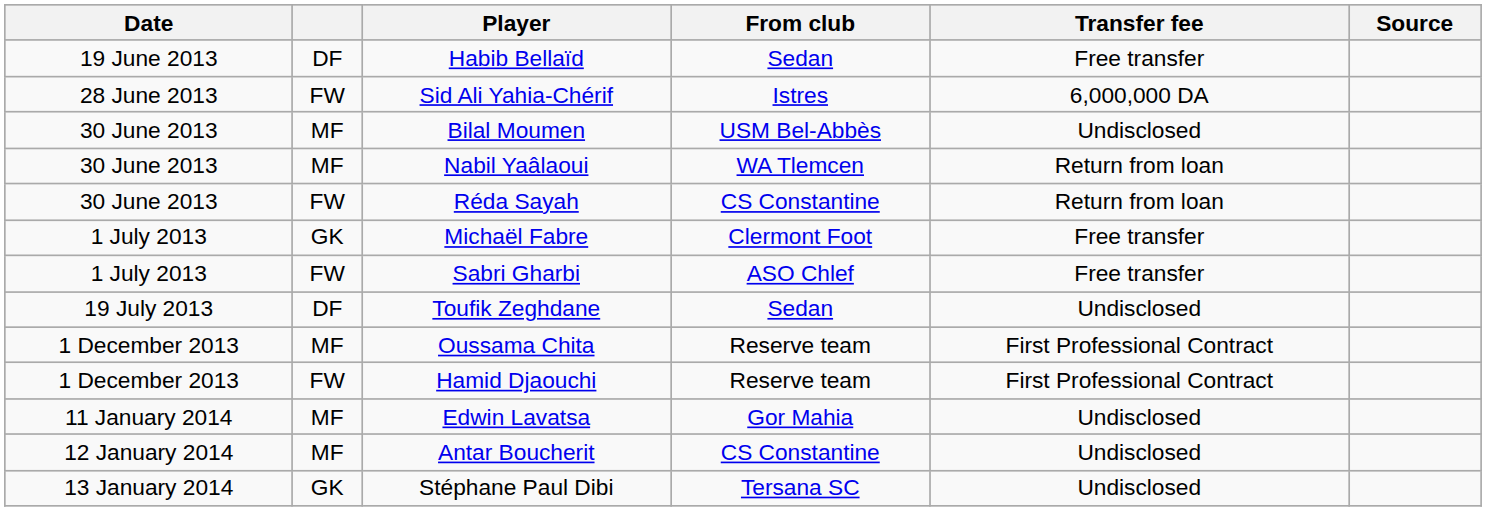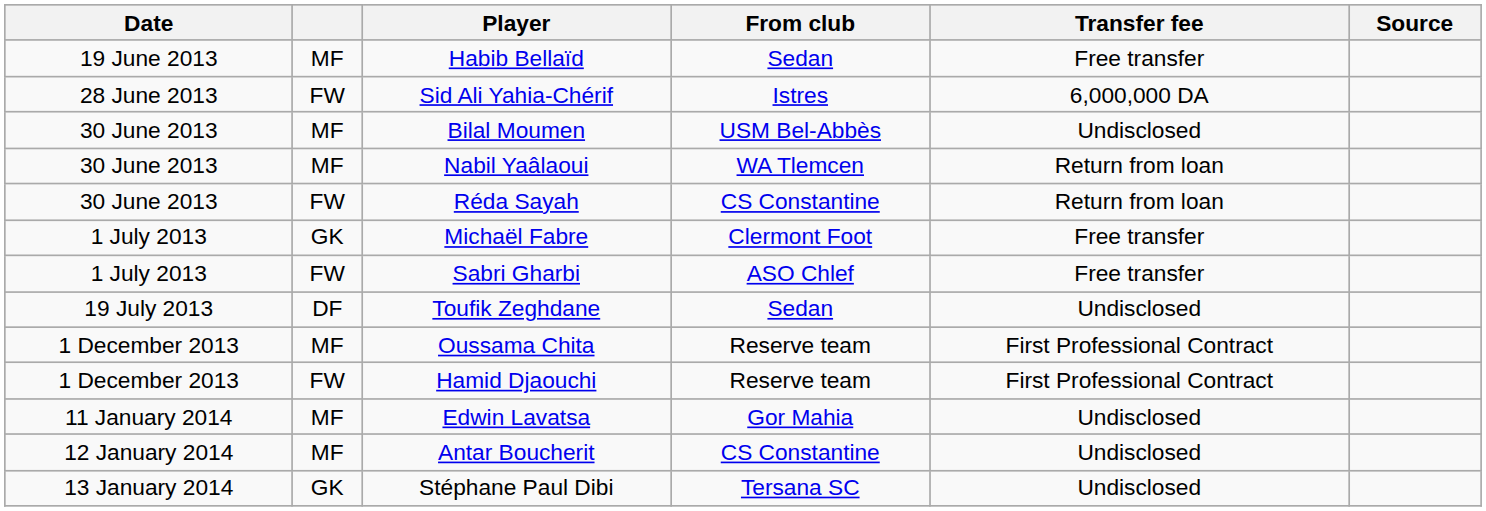(327, 58) DF -> (327, 58) MF
